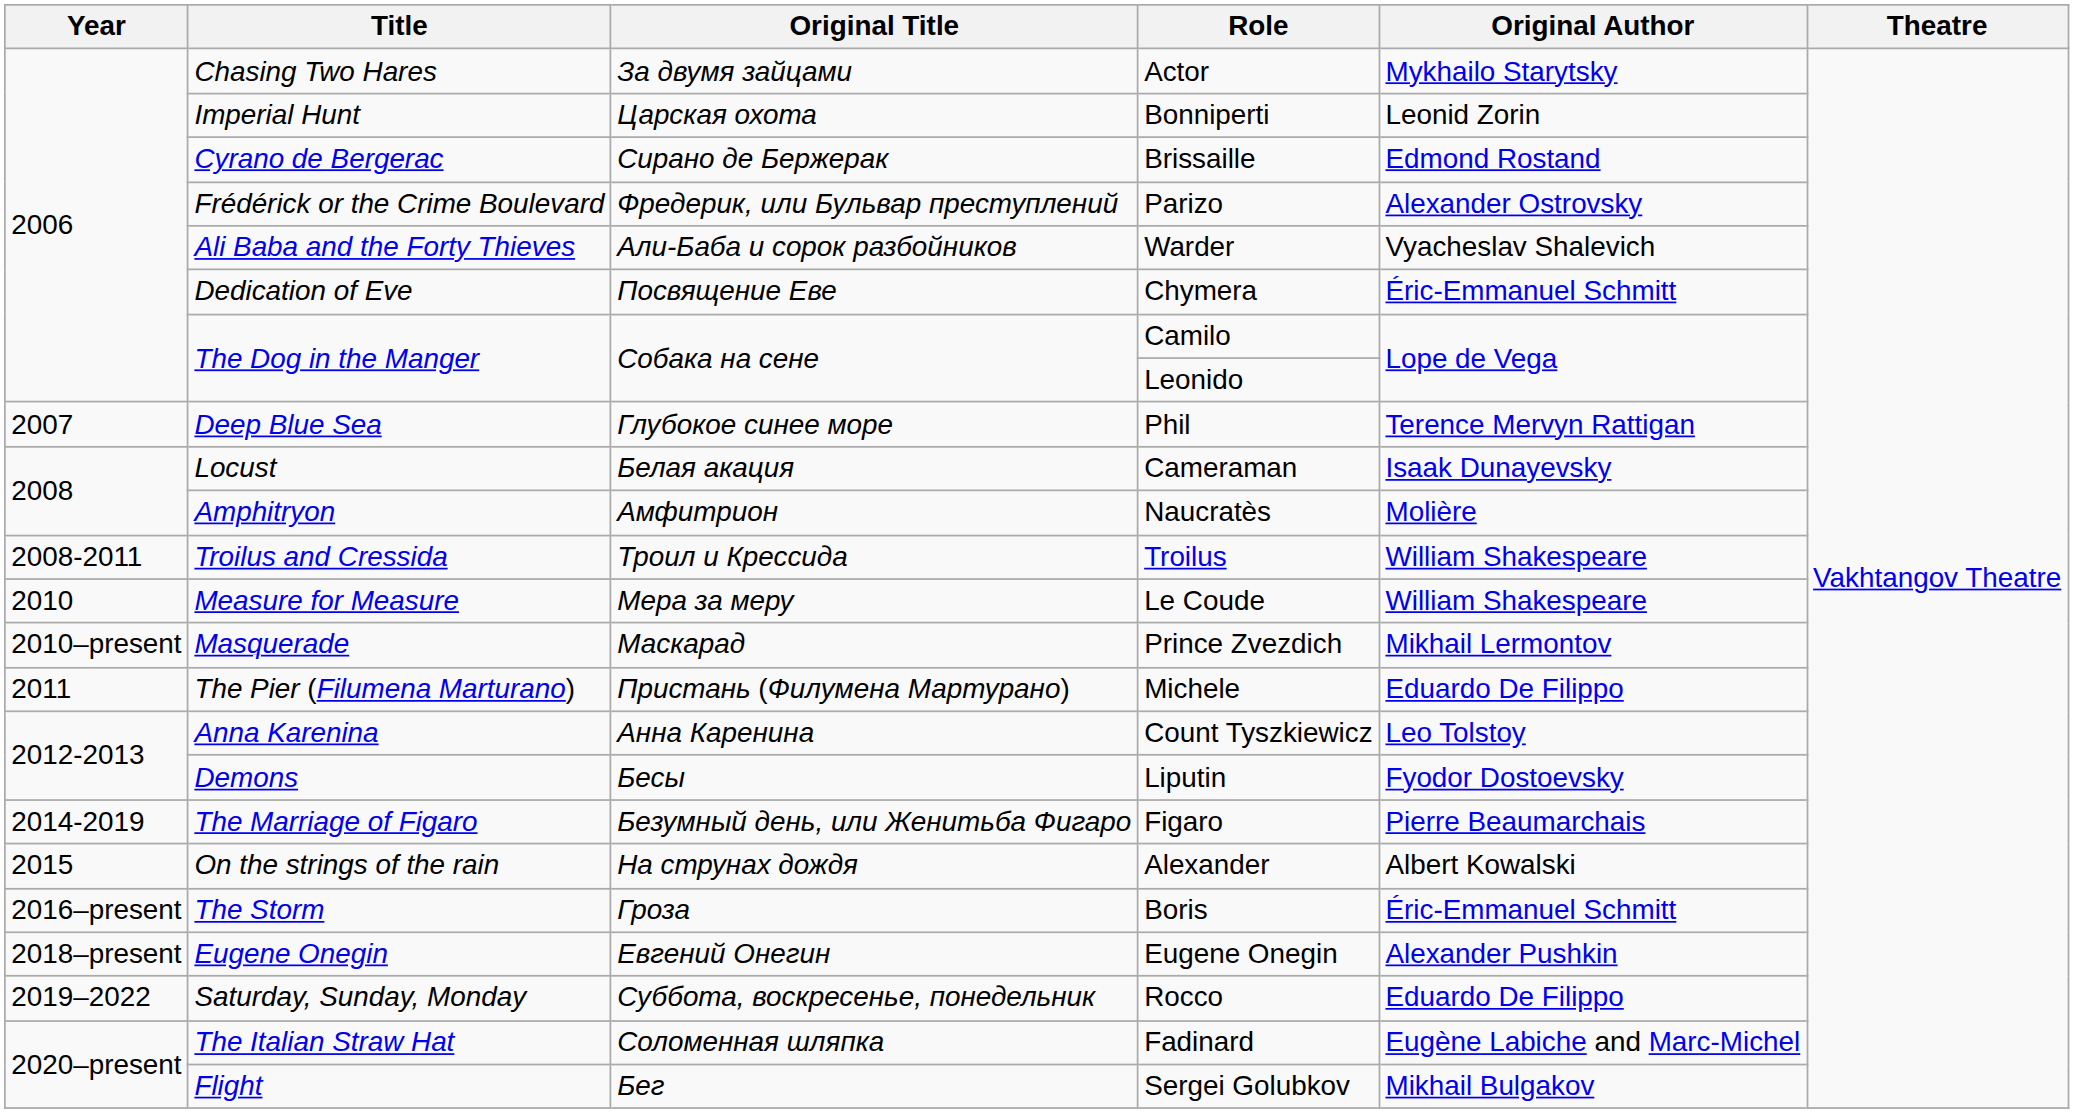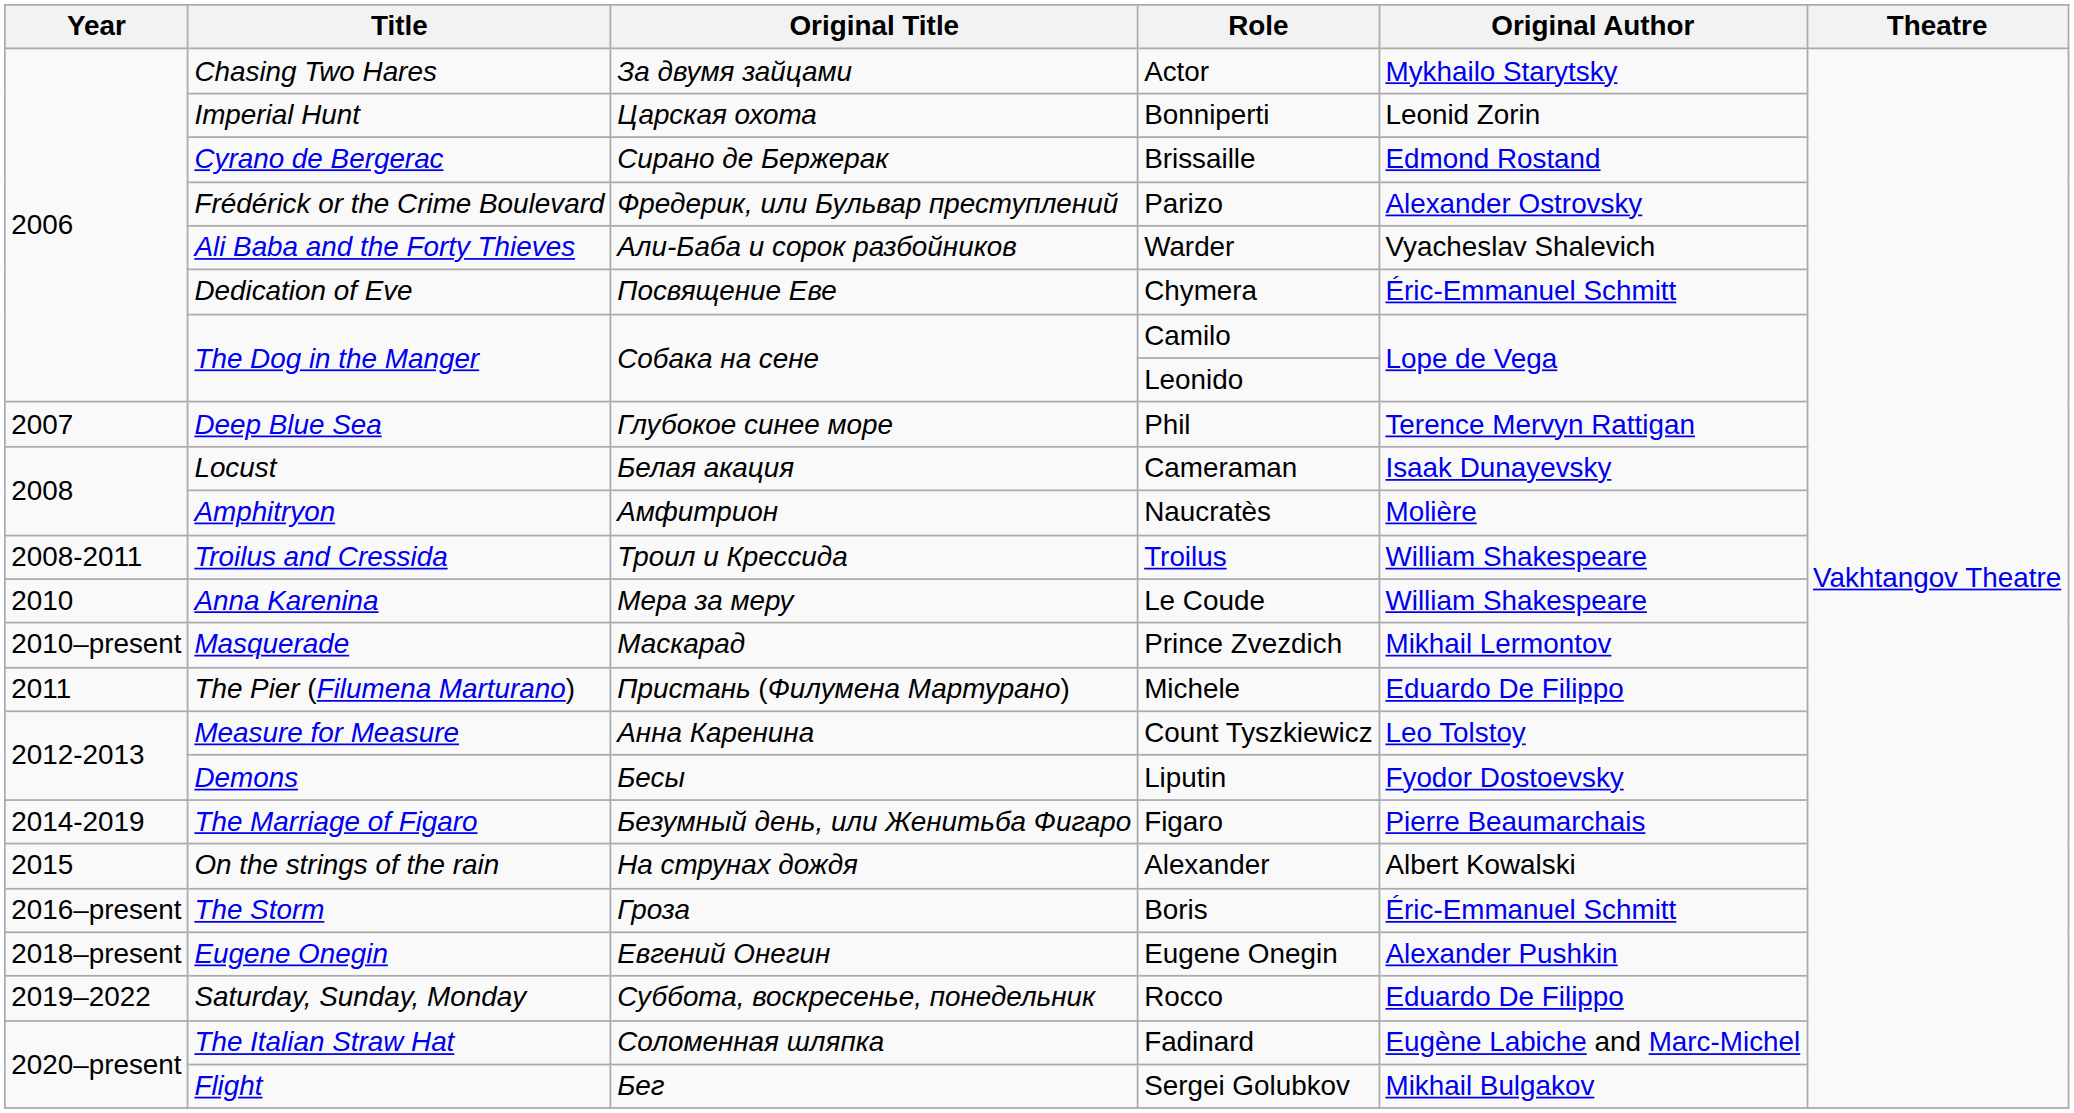(327, 600) Measure for Measure -> (286, 600) Anna Karenina
(286, 733) Anna Karenina -> (327, 733) Measure for Measure
